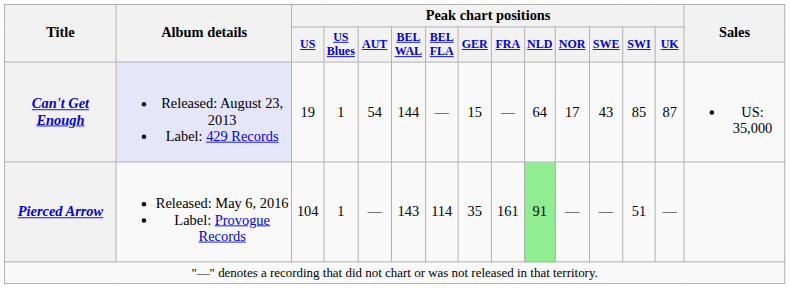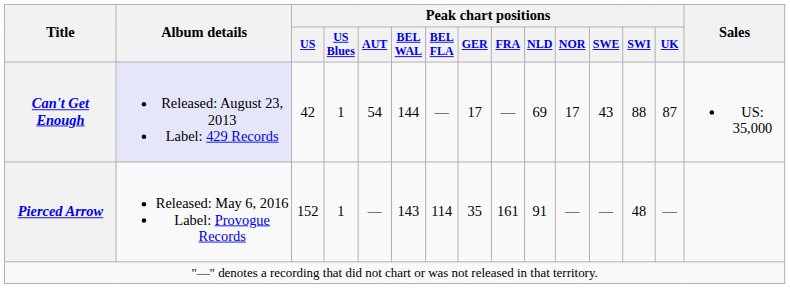(308, 111) 19 -> (308, 111) 42
(475, 111) 15 -> (475, 111) 17
(540, 111) 64 -> (540, 111) 69
(639, 111) 85 -> (639, 111) 88
(308, 212) 104 -> (308, 212) 152
(540, 212) lightgreen background -> (540, 212) no background
(639, 212) 51 -> (639, 212) 48
